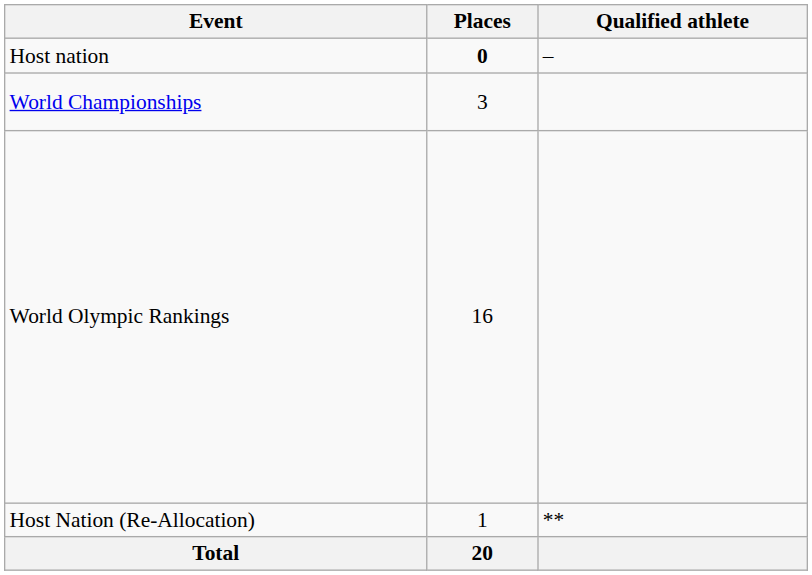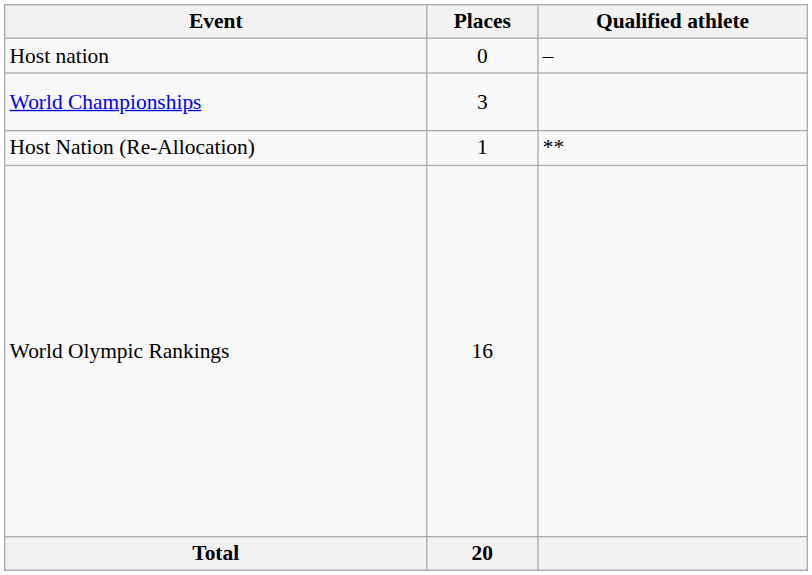(482, 55) bold -> (482, 55) normal
rows swapped: (120, 316) <-> (132, 519)
